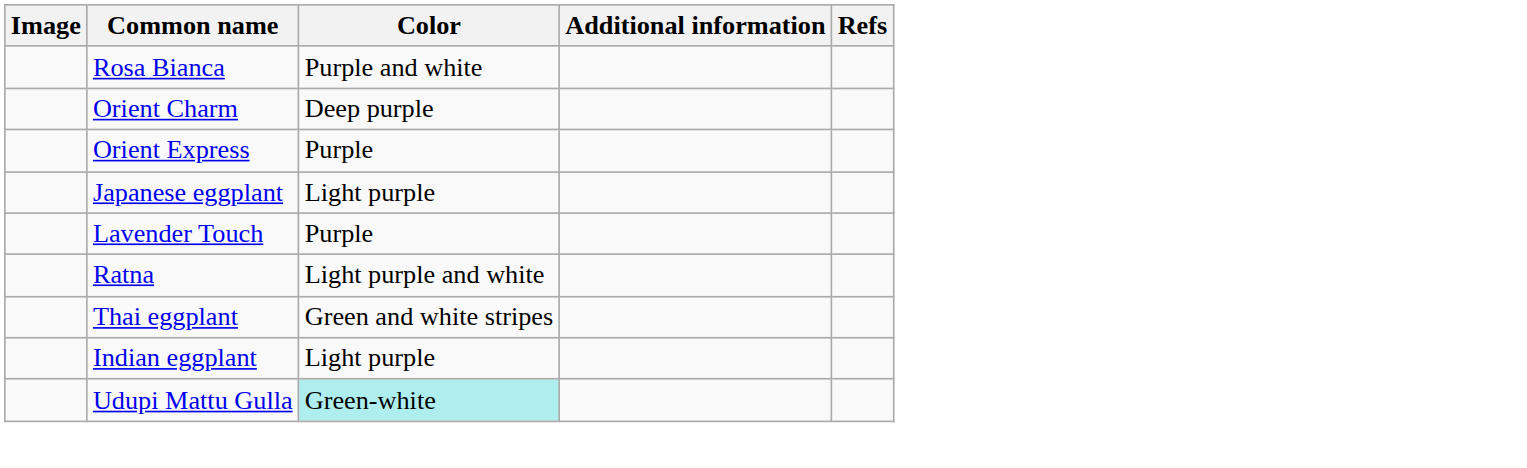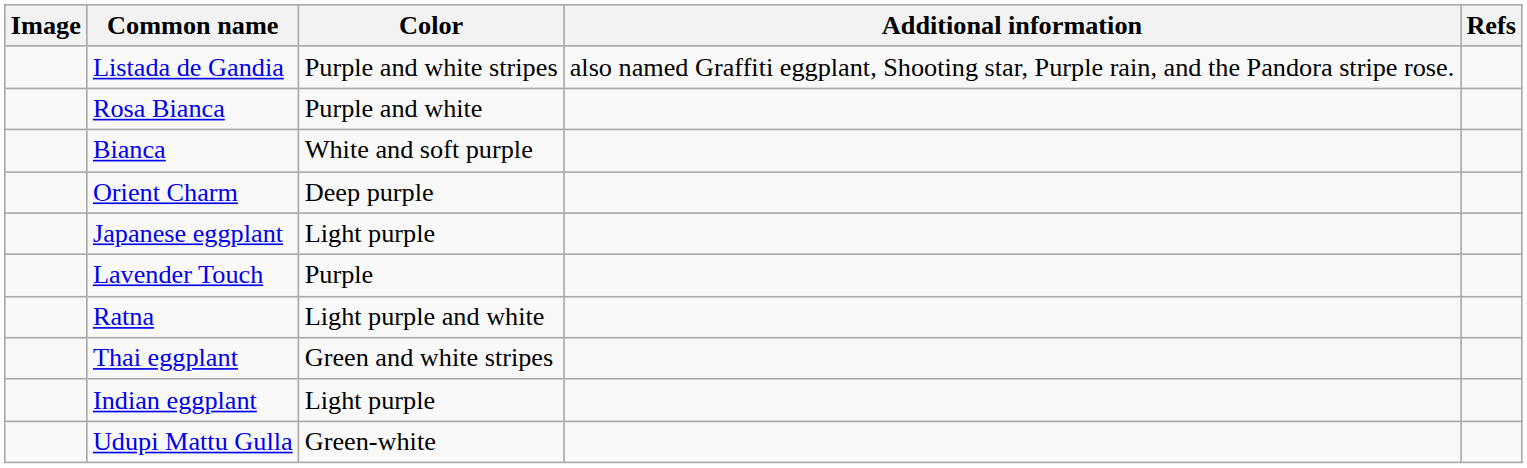+ row: (188, 66)
+ row: (129, 150)
- row: (171, 150)
(370, 399) paleturquoise background -> (370, 441) no background
